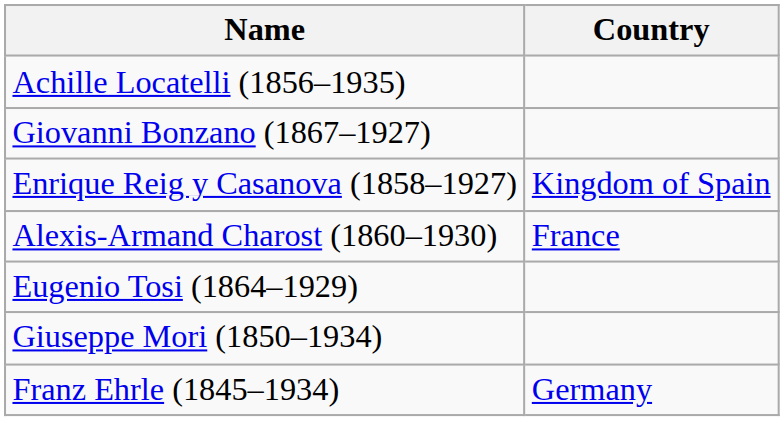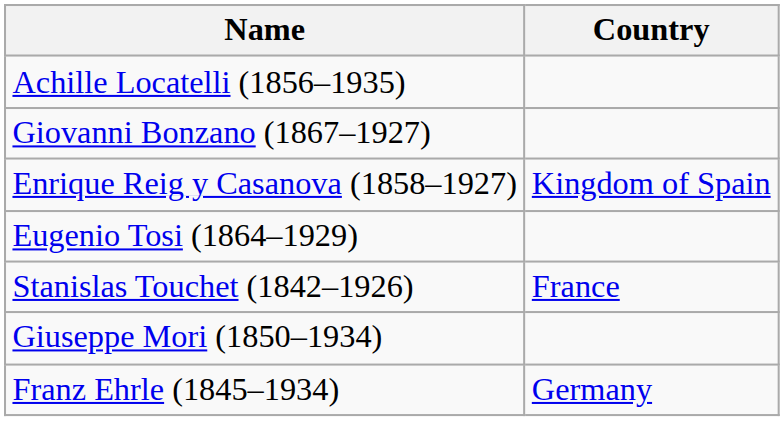- row: (255, 235)
+ row: (213, 286)
